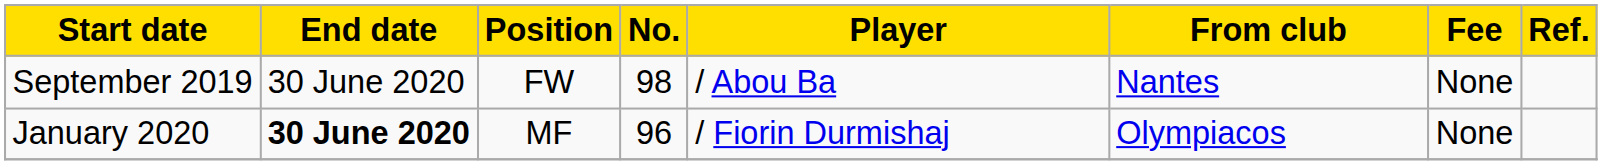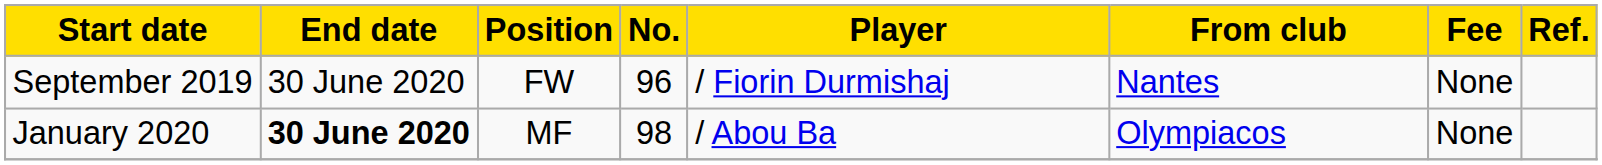(654, 81) 98 -> (654, 81) 96
(766, 81) / Abou Ba -> (822, 81) / Fiorin Durmishaj
(654, 133) 96 -> (654, 133) 98
(822, 133) / Fiorin Durmishaj -> (766, 133) / Abou Ba
